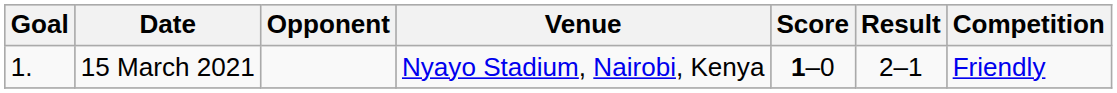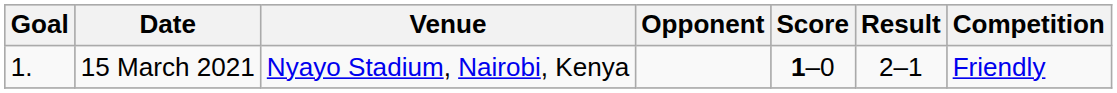columns swapped: (583, 25) <-> (328, 25)
